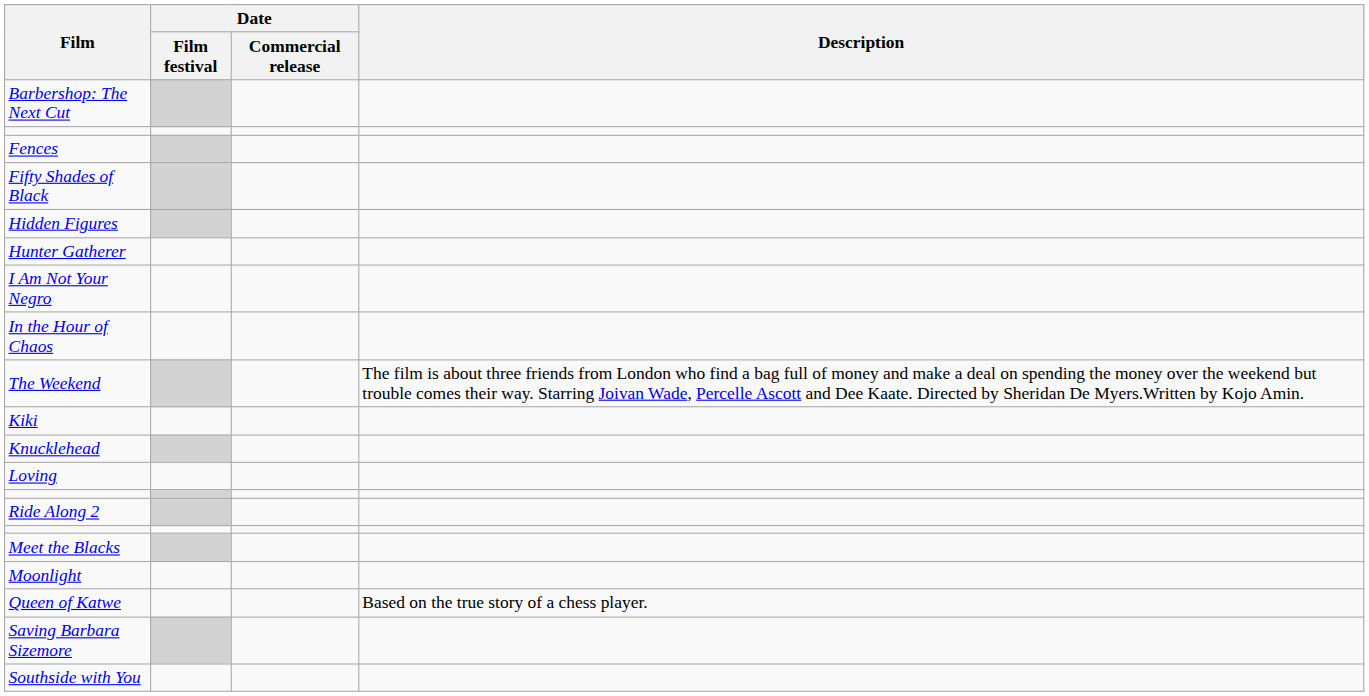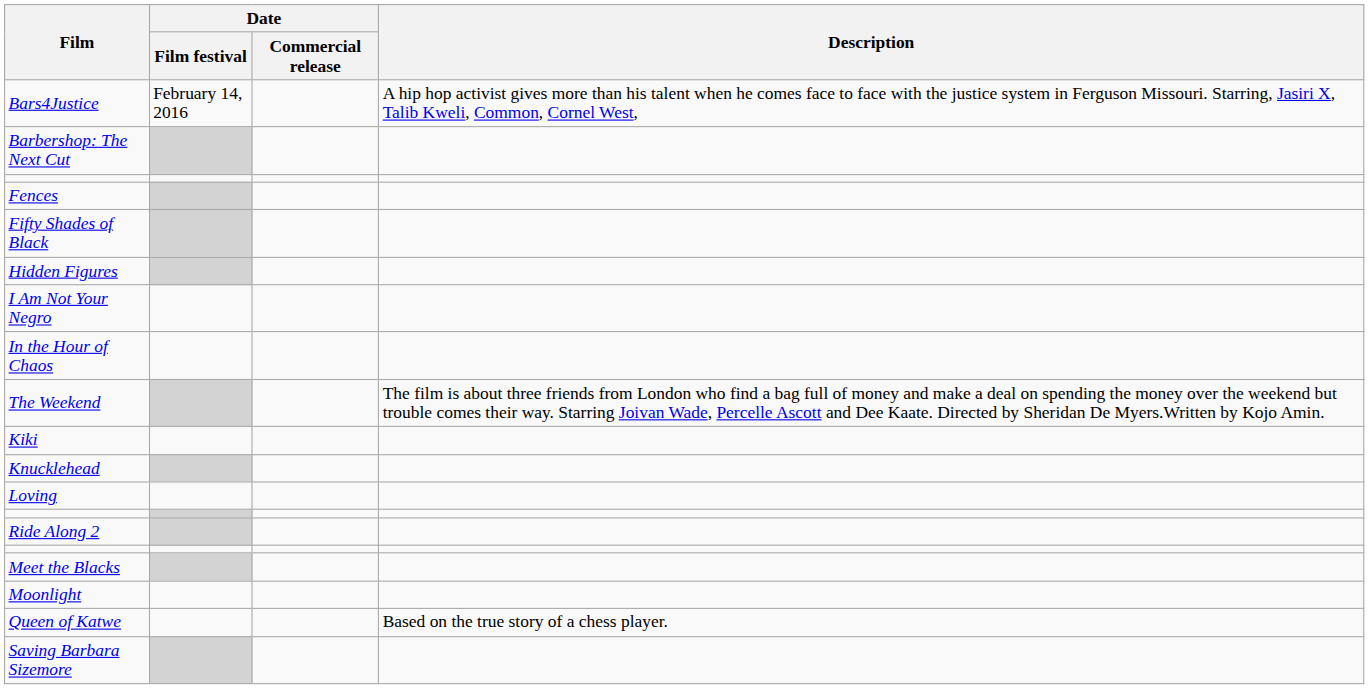+ row: (54, 103)
- row: (67, 251)
- row: (75, 677)
